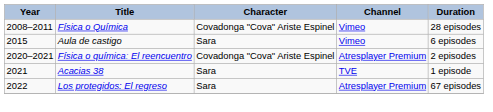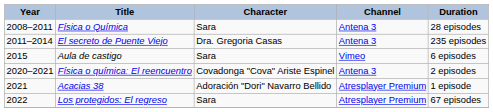(265, 27) Covadonga "Cova" Ariste Espinel -> (206, 27) Sara
(352, 27) Vimeo -> (358, 27) Antena 3
+ row: (113, 42)
(383, 56) Atresplayer Premium -> (358, 71) Antena 3
(206, 71) Sara -> (264, 86) Adoración "Dori" Navarro Bellido
(348, 71) TVE -> (383, 86) Atresplayer Premium
